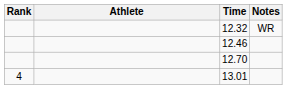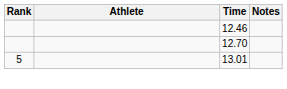- row: (235, 28)
(19, 76) 4 -> (19, 60) 5
